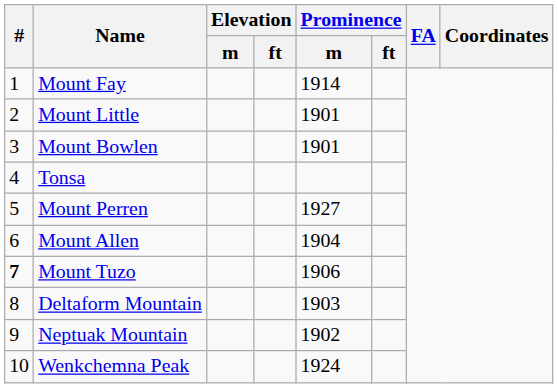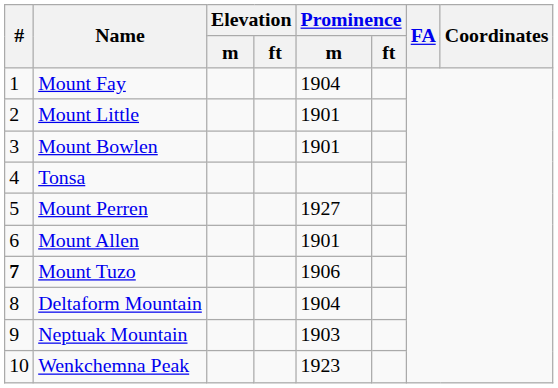(320, 83) 1914 -> (320, 83) 1904
(320, 240) 1904 -> (320, 240) 1901
(320, 303) 1903 -> (320, 303) 1904
(320, 334) 1902 -> (320, 334) 1903
(320, 366) 1924 -> (320, 366) 1923
